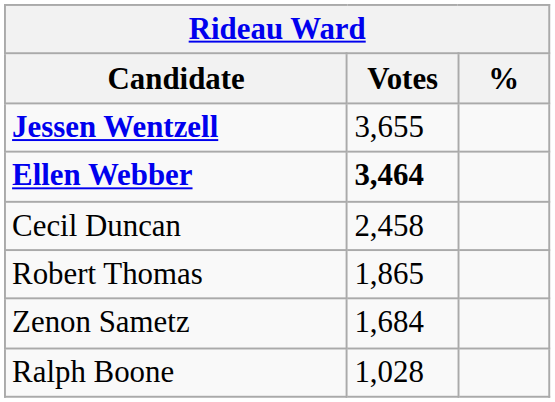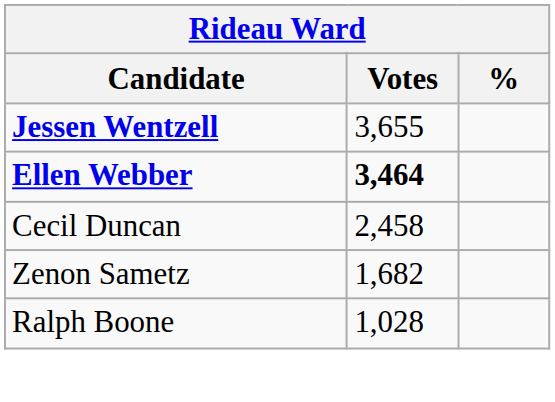- row: (107, 273)
(389, 322) 1,684 -> (389, 273) 1,682
